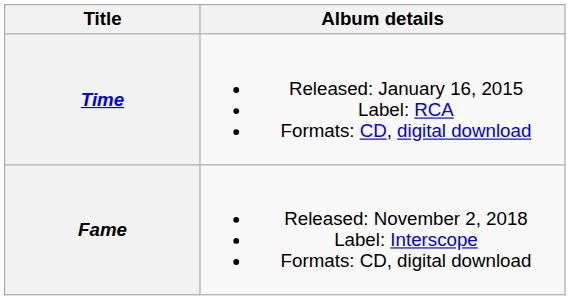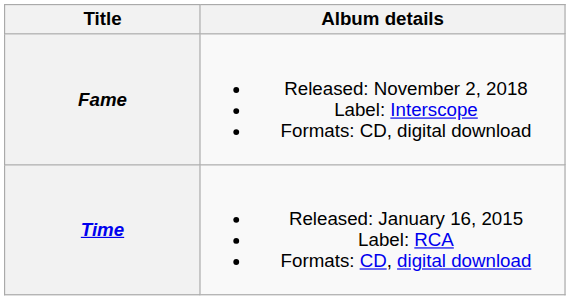rows swapped: (102, 99) <-> (102, 229)
